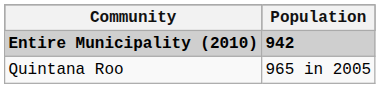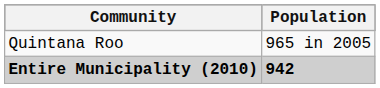rows swapped: (133, 44) <-> (66, 70)
